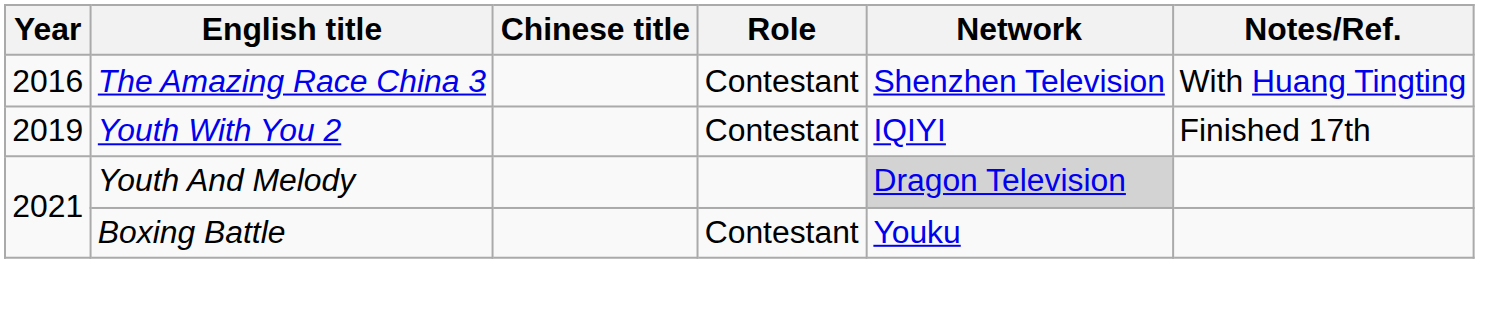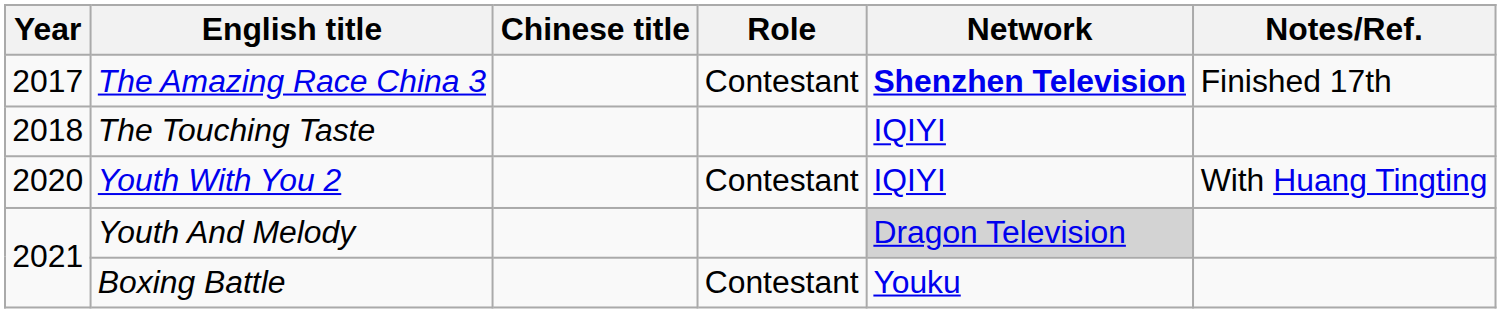(48, 80) 2016 -> (48, 80) 2017
(1019, 80) normal -> (1030, 80) bold
(1323, 80) With Huang Tingting -> (1296, 80) Finished 17th
+ row: (237, 130)
(48, 130) 2019 -> (48, 181) 2020
(1275, 130) Finished 17th -> (1344, 181) With Huang Tingting
